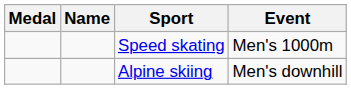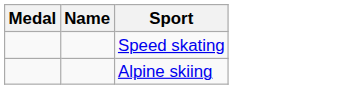- column: (287, 18)
